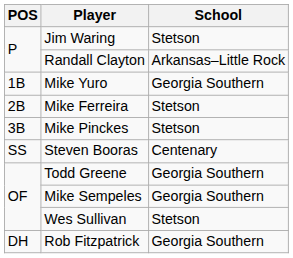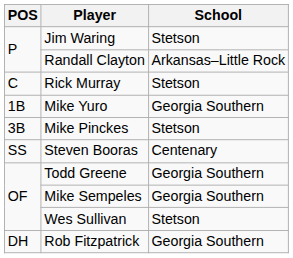+ row: (82, 83)
- row: (86, 106)
